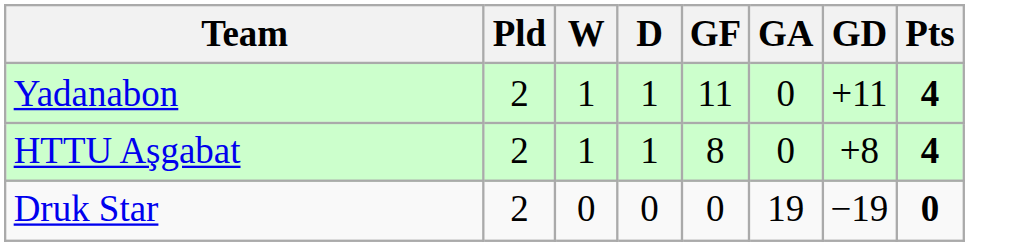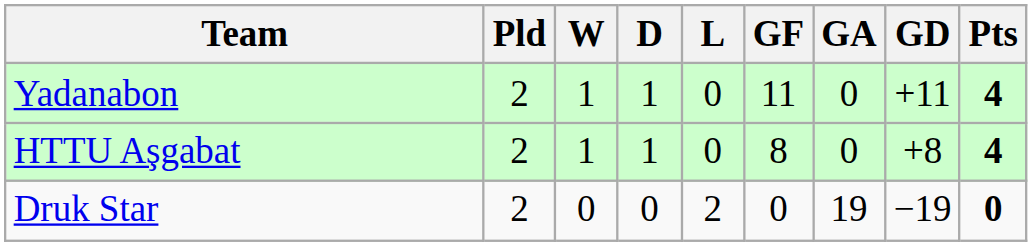+ column: (713, 33)
